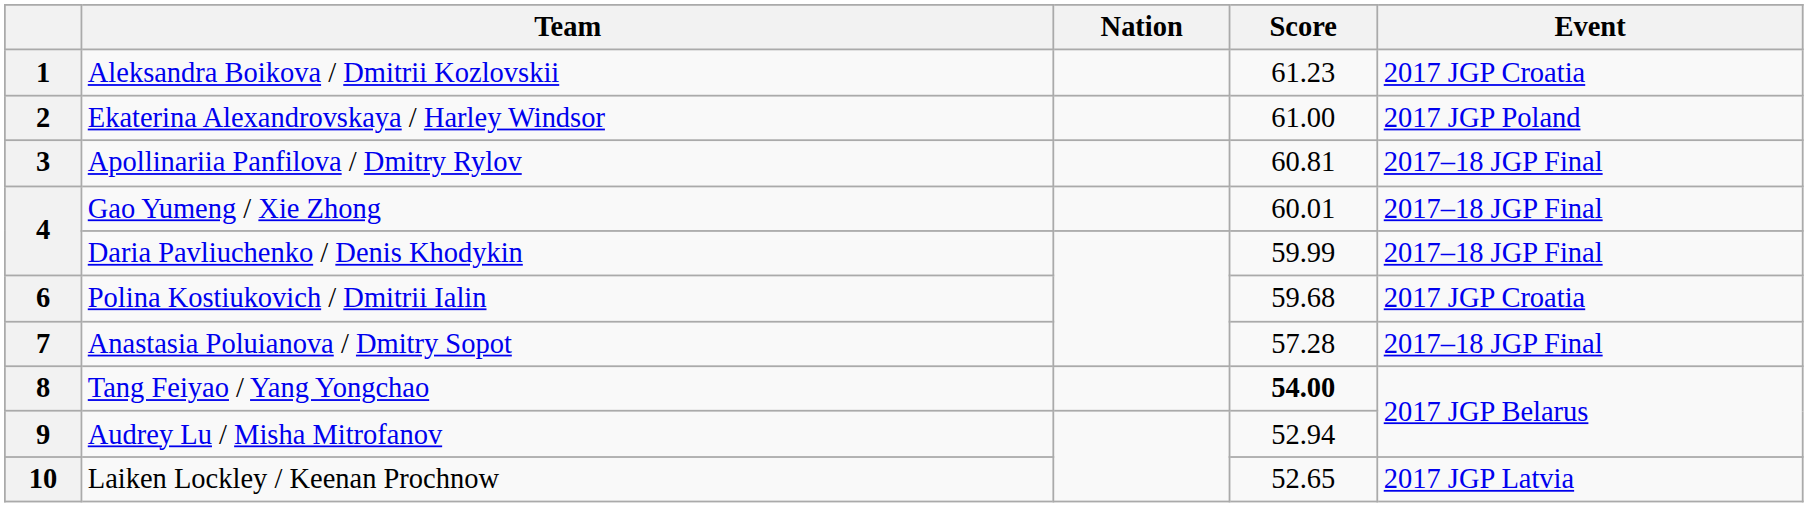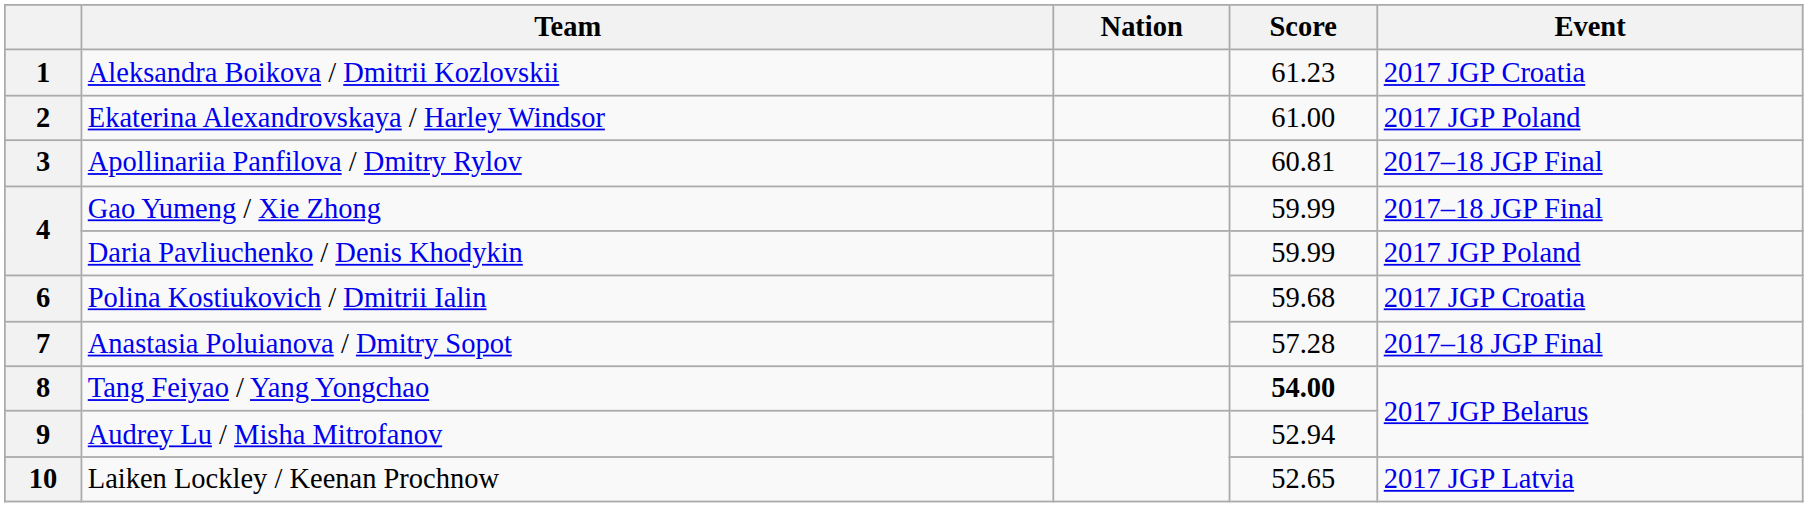(1303, 207) 60.01 -> (1303, 207) 59.99
(1493, 252) 2017–18 JGP Final -> (1482, 252) 2017 JGP Poland
